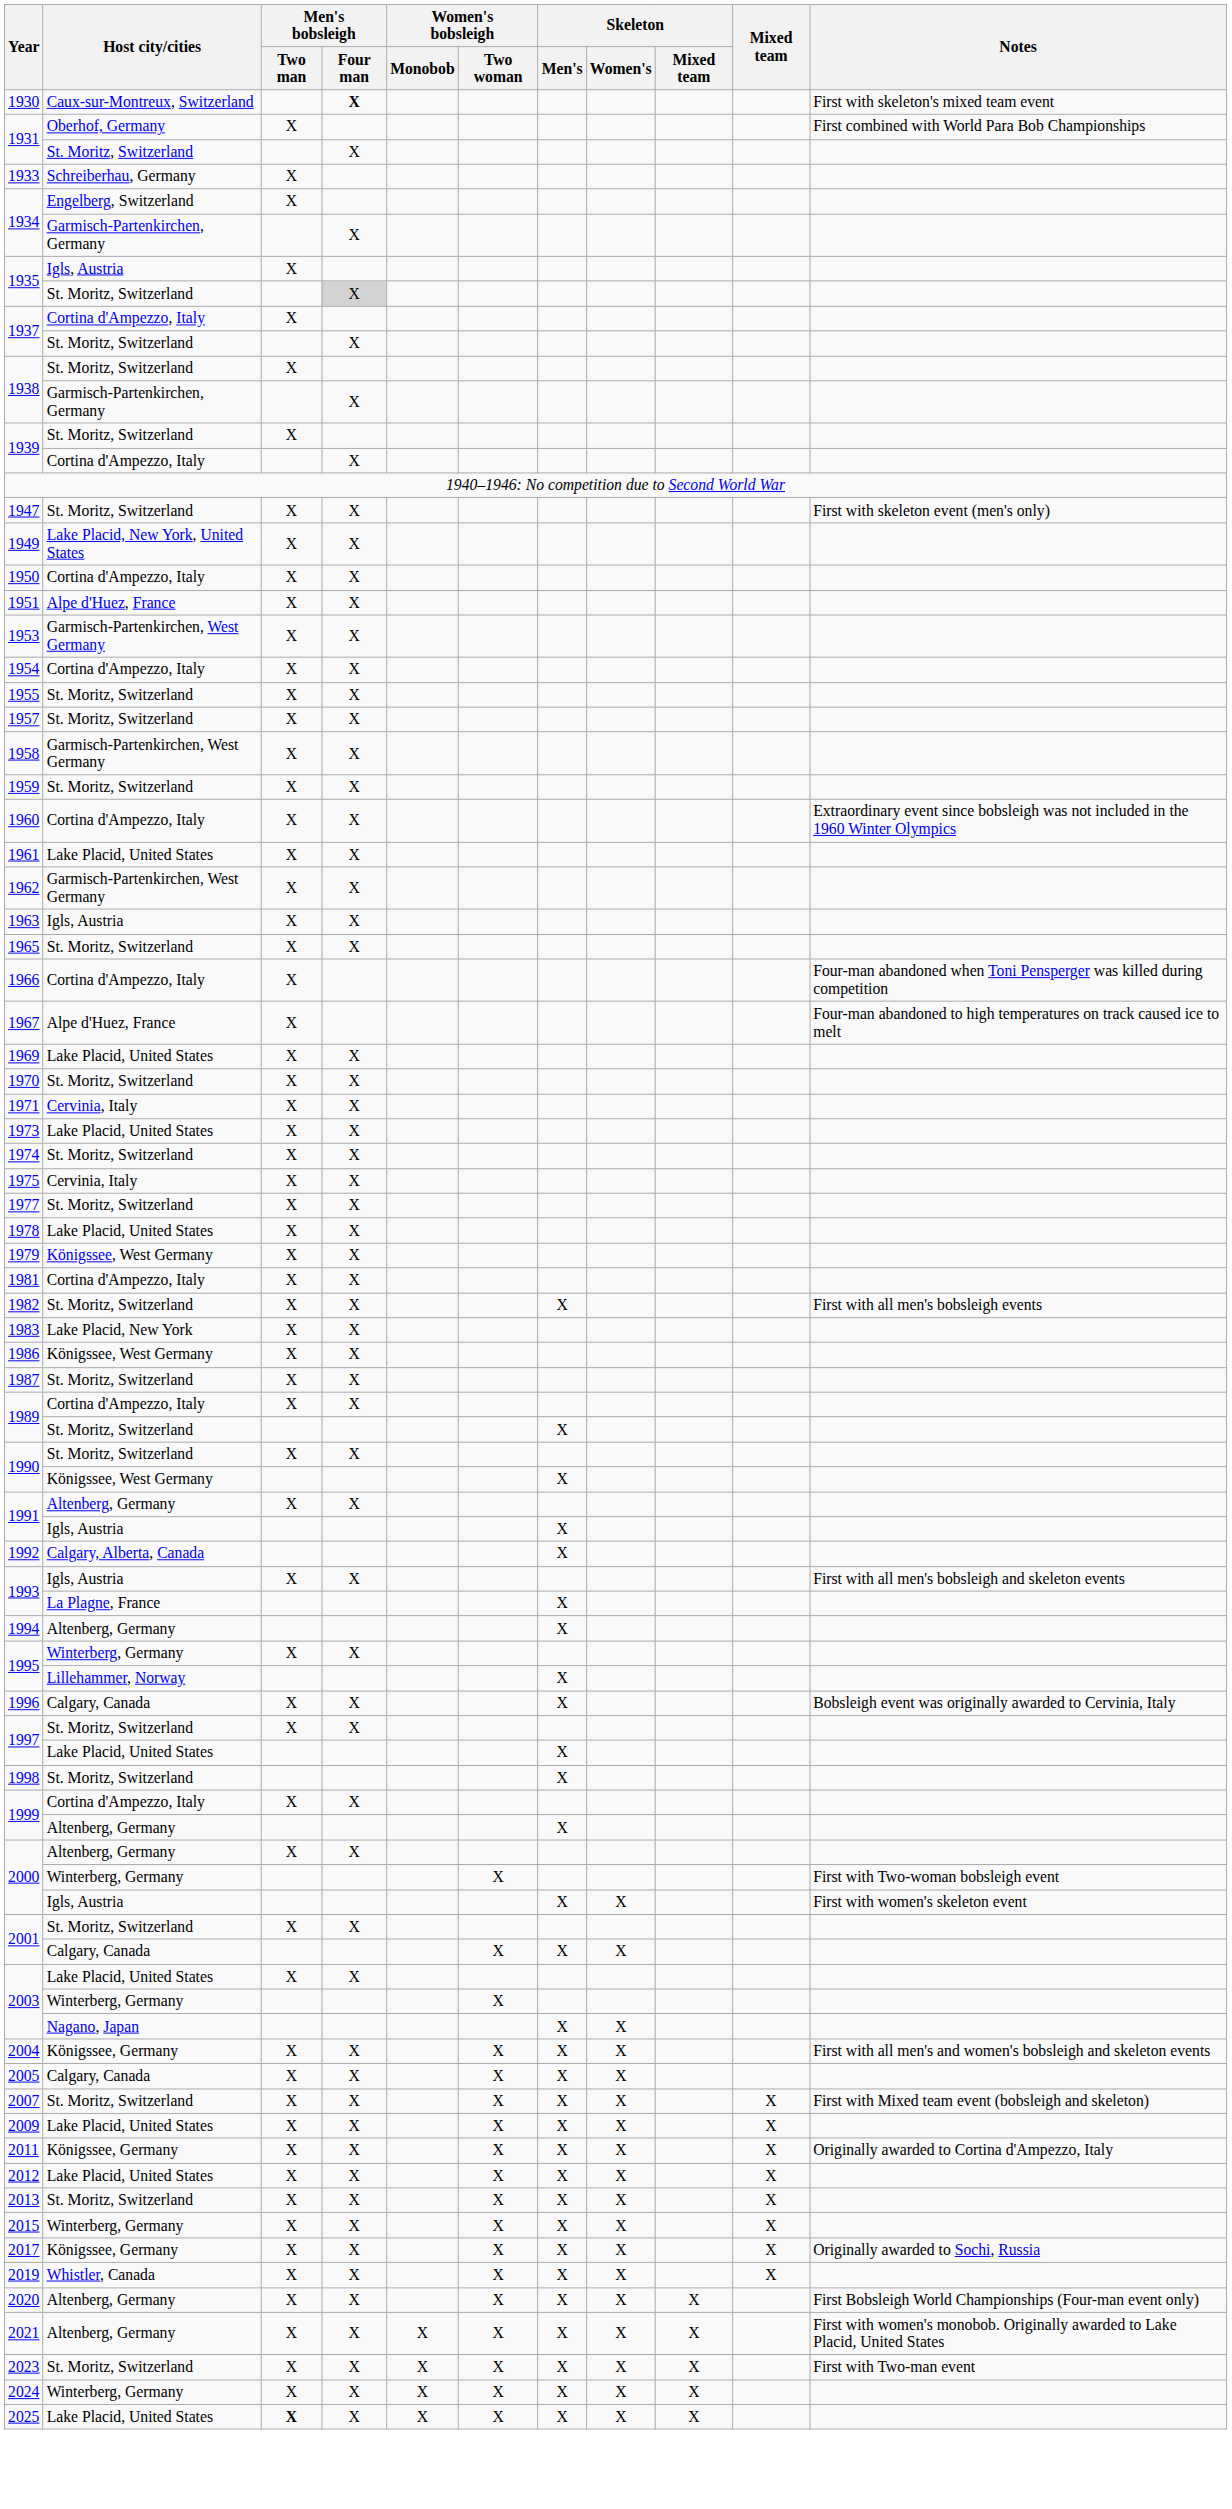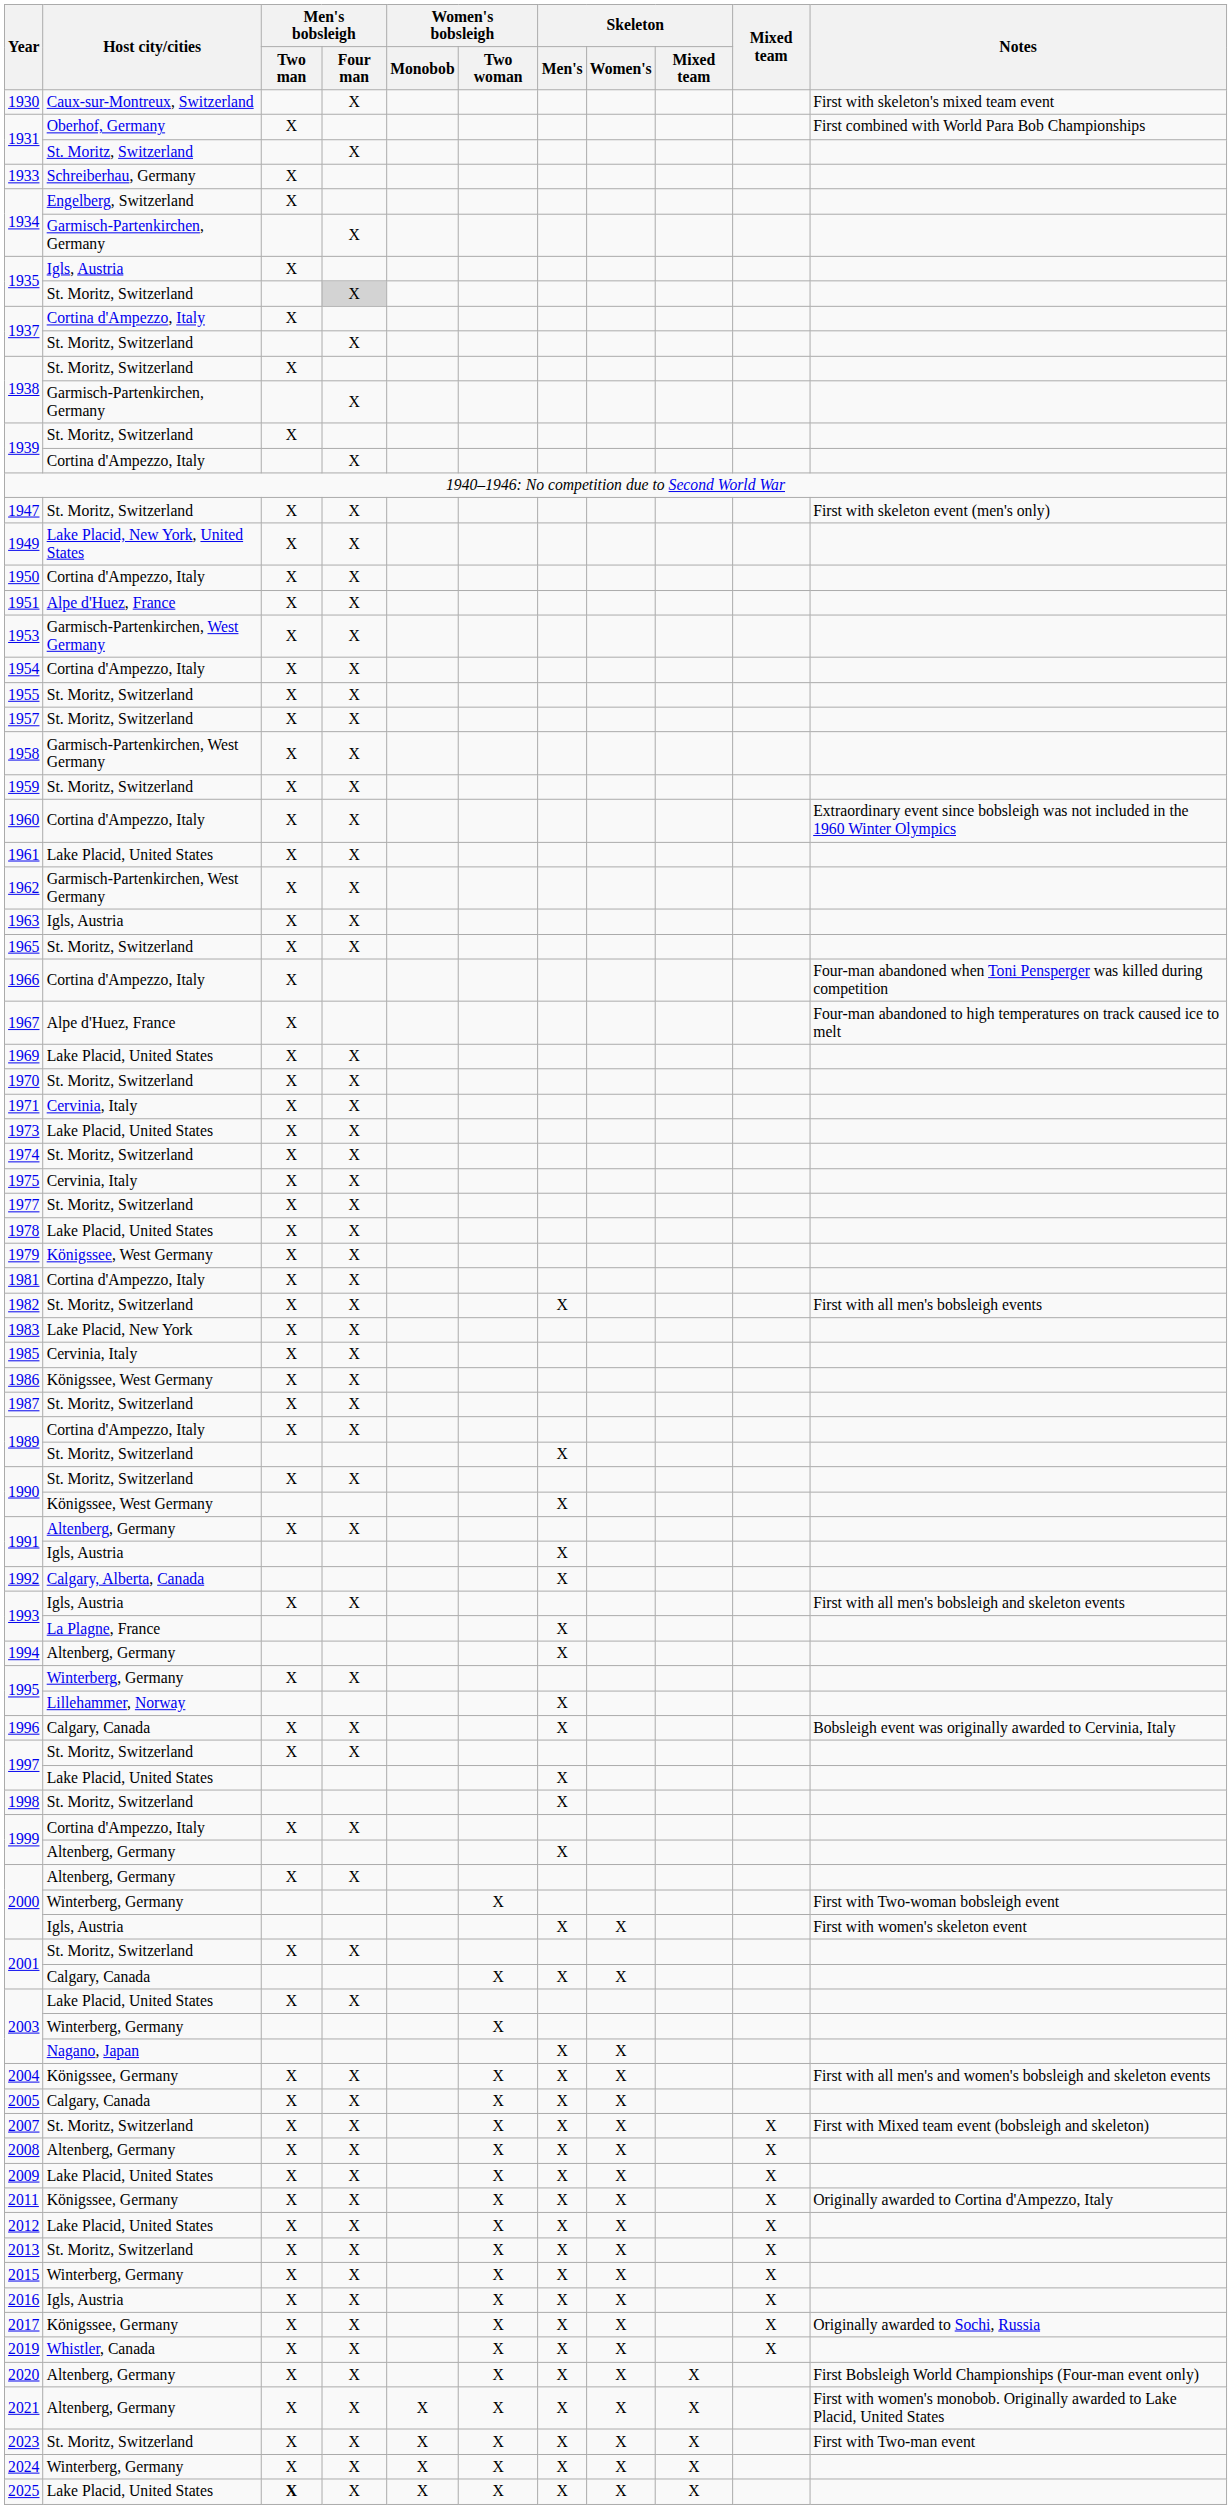(354, 101) bold -> (354, 101) normal
+ row: (24, 1354)
+ row: (24, 2150)
+ row: (24, 2299)
